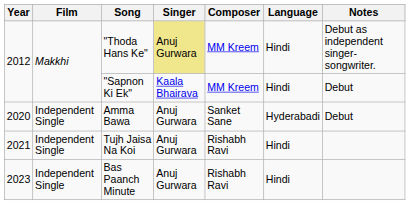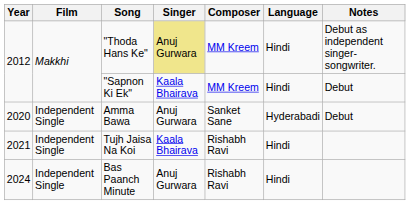(176, 145) Anuj Gurwara -> (177, 145) Kaala Bhairava
(19, 179) 2023 -> (19, 179) 2024
